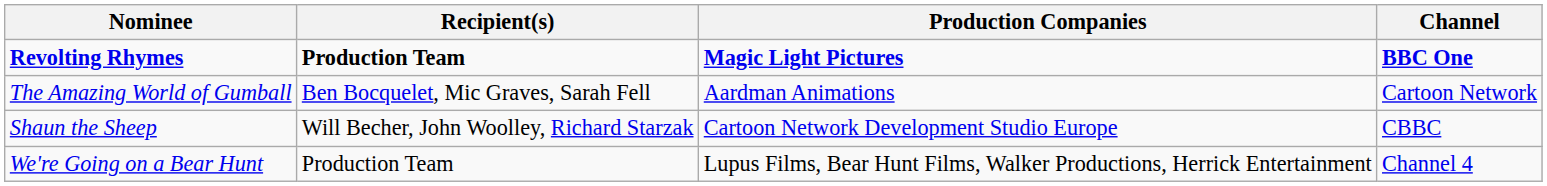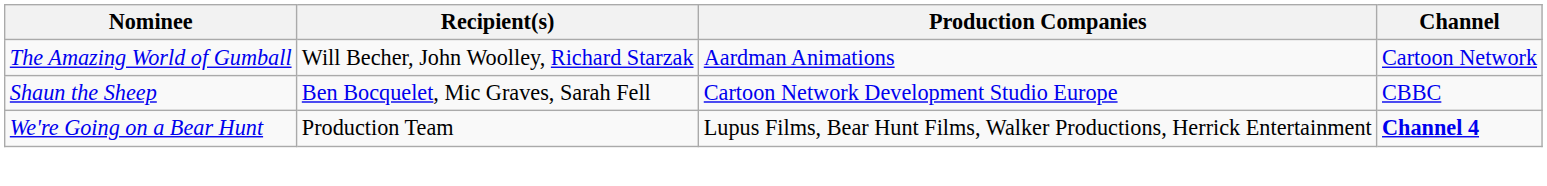- row: (97, 57)
(476, 92) Ben Bocquelet, Mic Graves, Sarah Fell -> (498, 57) Will Becher, John Woolley, Richard Starzak
(498, 127) Will Becher, John Woolley, Richard Starzak -> (476, 92) Ben Bocquelet, Mic Graves, Sarah Fell
(1427, 163) normal -> (1431, 127) bold
